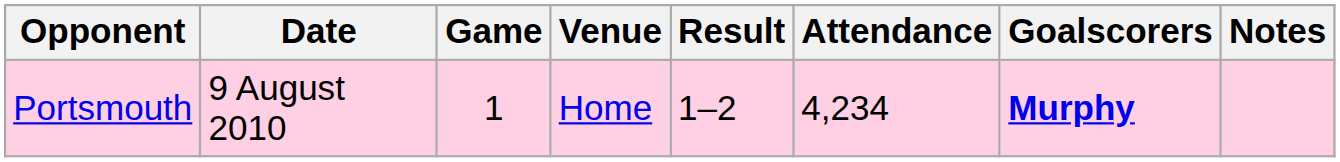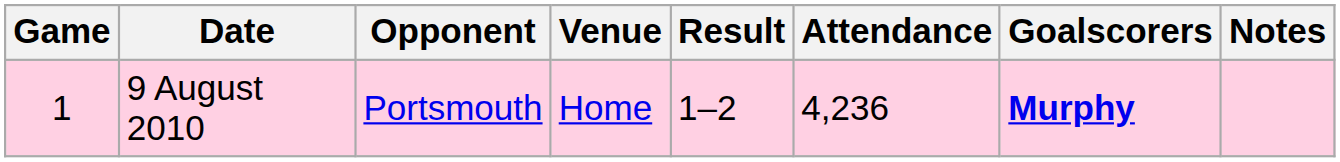columns swapped: (494, 32) <-> (103, 32)
(845, 107) 4,234 -> (845, 107) 4,236
